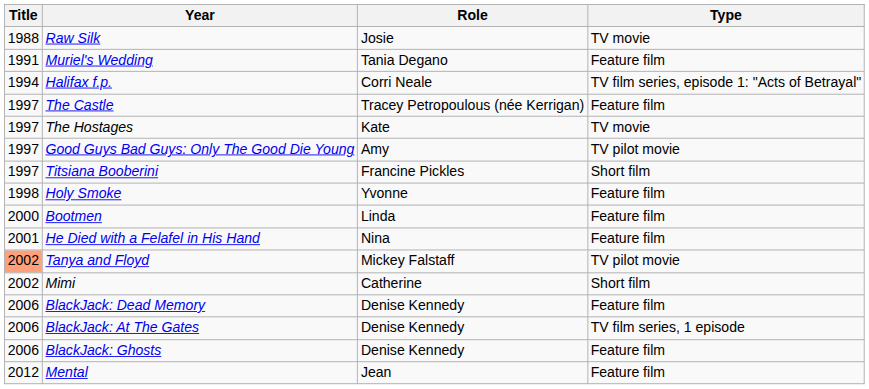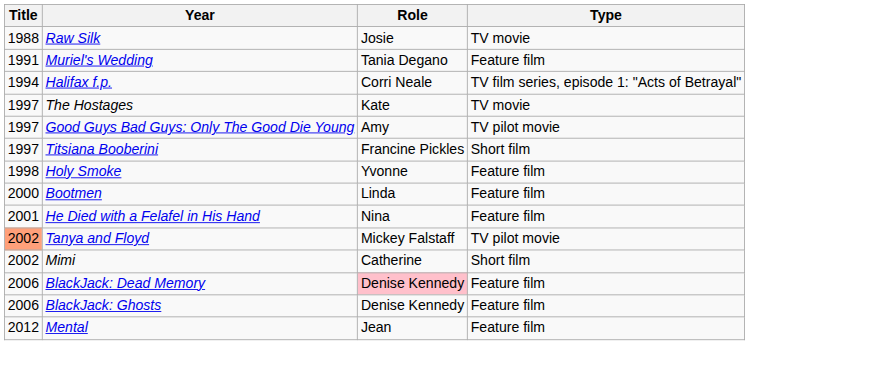- row: (80, 104)
(413, 305) no background -> (413, 283) pink background
- row: (122, 328)
